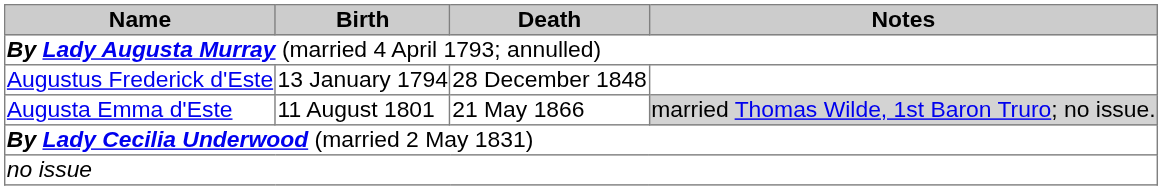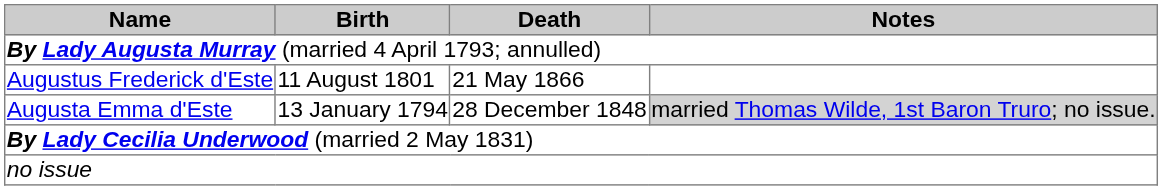(363, 79) 13 January 1794 -> (356, 79) 11 August 1801
(550, 79) 28 December 1848 -> (518, 79) 21 May 1866
(356, 109) 11 August 1801 -> (363, 109) 13 January 1794
(518, 109) 21 May 1866 -> (550, 109) 28 December 1848
